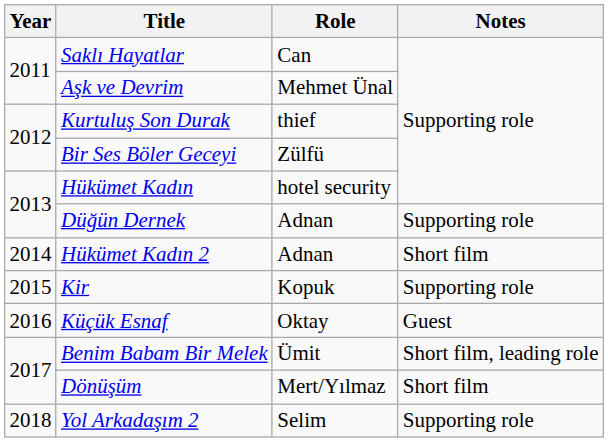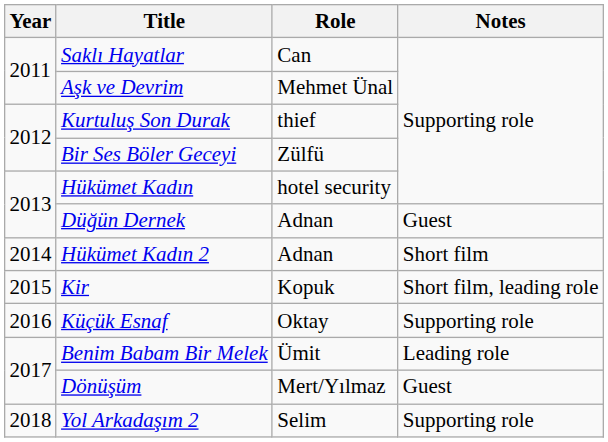(468, 220) Supporting role -> (427, 220) Guest
(468, 287) Supporting role -> (501, 287) Short film, leading role
(427, 320) Guest -> (468, 320) Supporting role
(501, 353) Short film, leading role -> (456, 353) Leading role
(446, 386) Short film -> (427, 386) Guest
